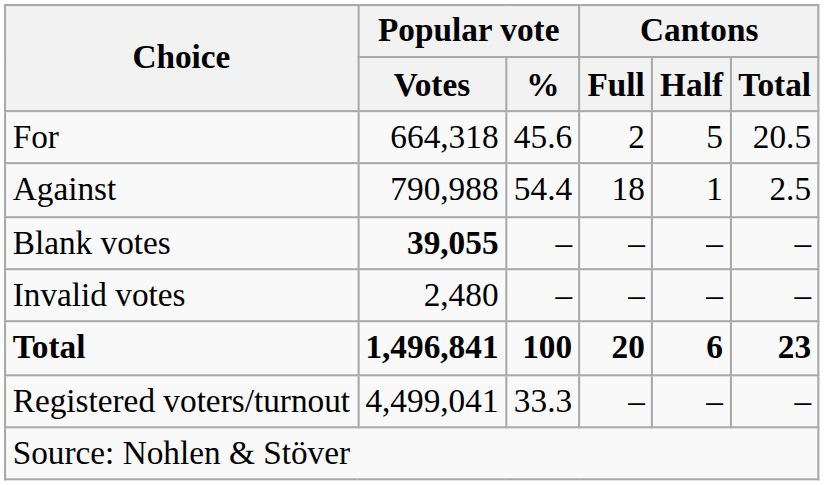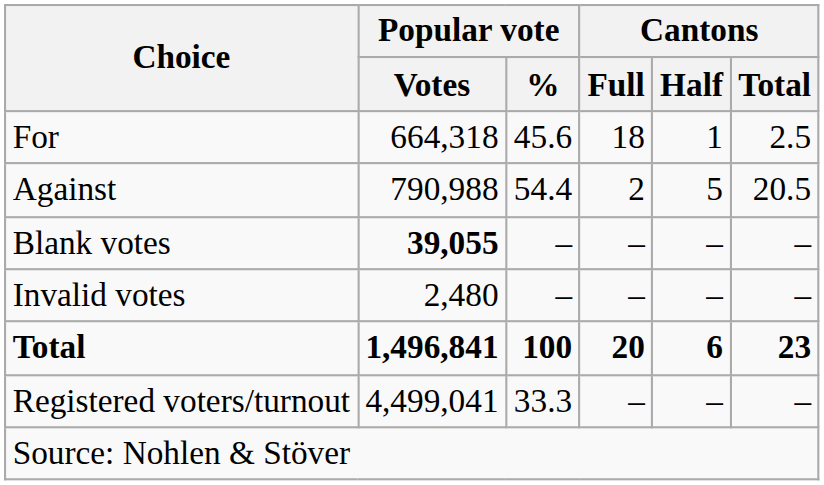(636, 136) 2 -> (628, 136) 18
(715, 136) 5 -> (715, 136) 1
(782, 136) 20.5 -> (790, 136) 2.5
(628, 189) 18 -> (636, 189) 2
(715, 189) 1 -> (715, 189) 5
(790, 189) 2.5 -> (782, 189) 20.5
